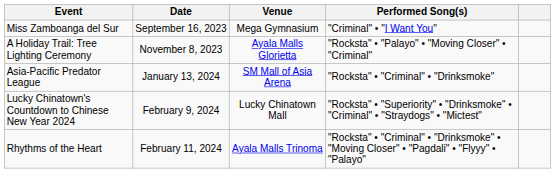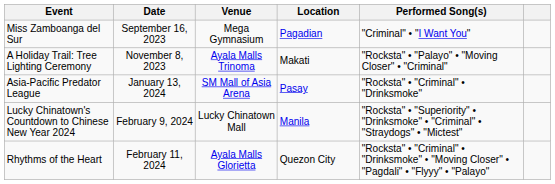+ column: (318, 12)
(277, 50) Ayala Malls Glorietta -> (236, 61) Ayala Malls Trinoma
(277, 149) Ayala Malls Trinoma -> (236, 160) Ayala Malls Glorietta
